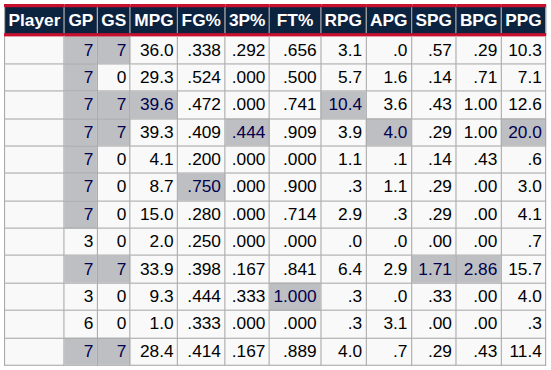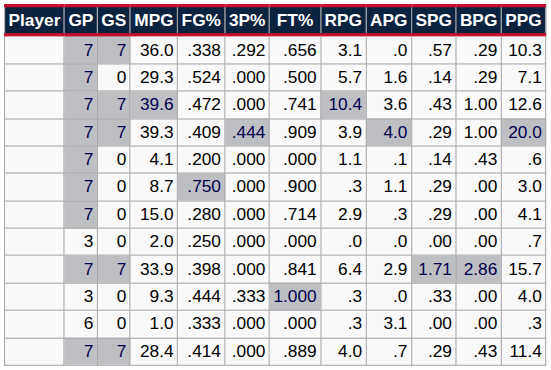(485, 77) .71 -> (485, 77) .29
(249, 269) .167 -> (249, 269) .000
(249, 351) .167 -> (249, 351) .000
